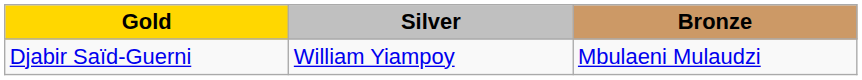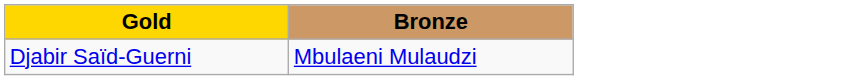- column: (431, 21)
